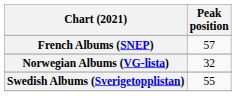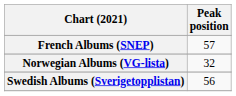(209, 81) 55 -> (209, 81) 56
